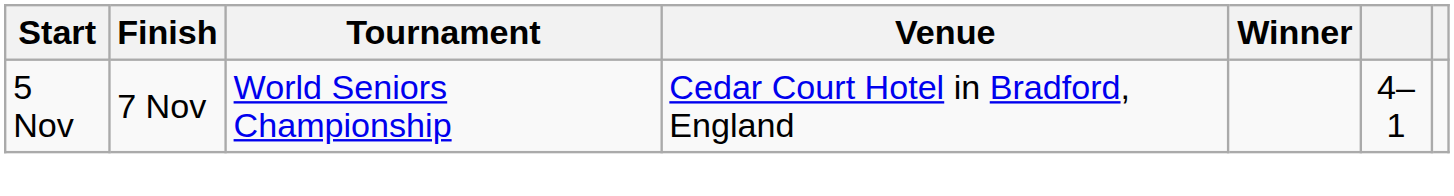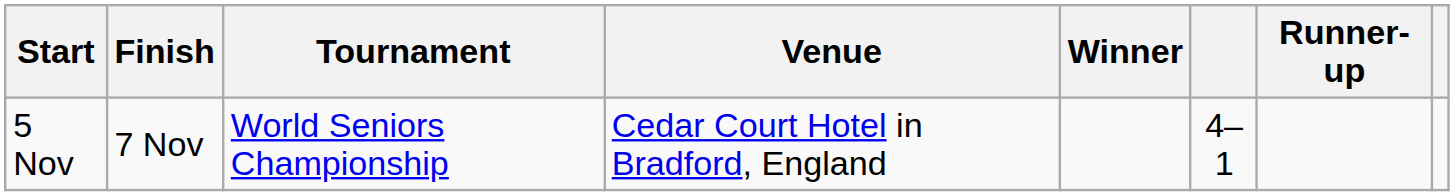+ column: (1344, 51)
